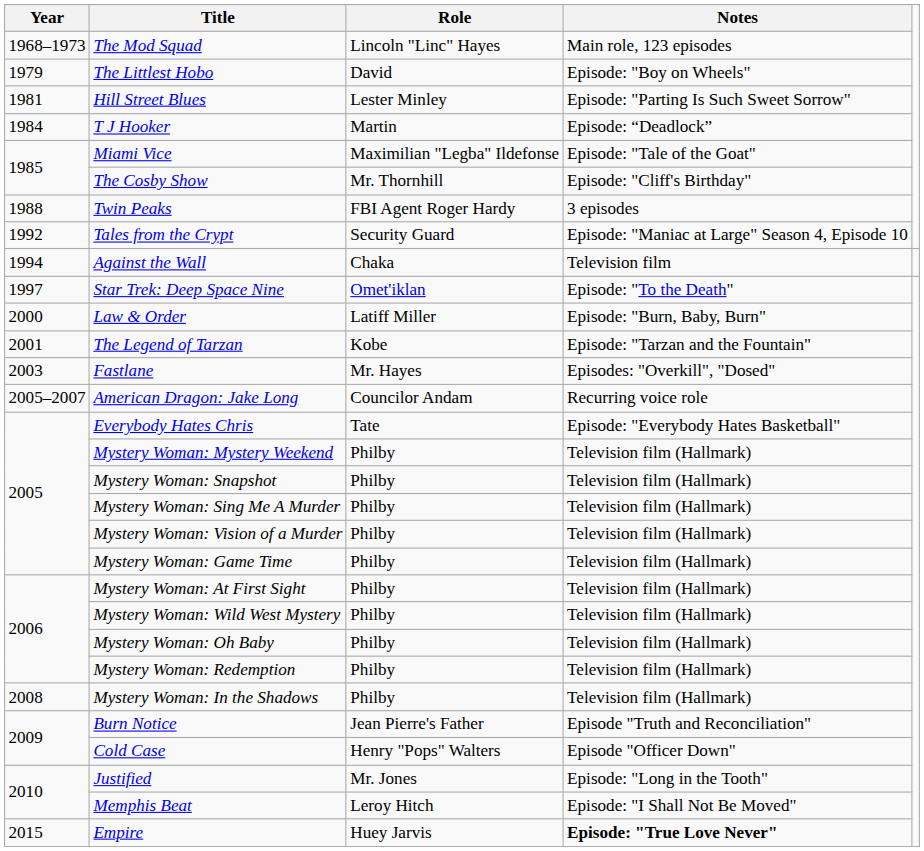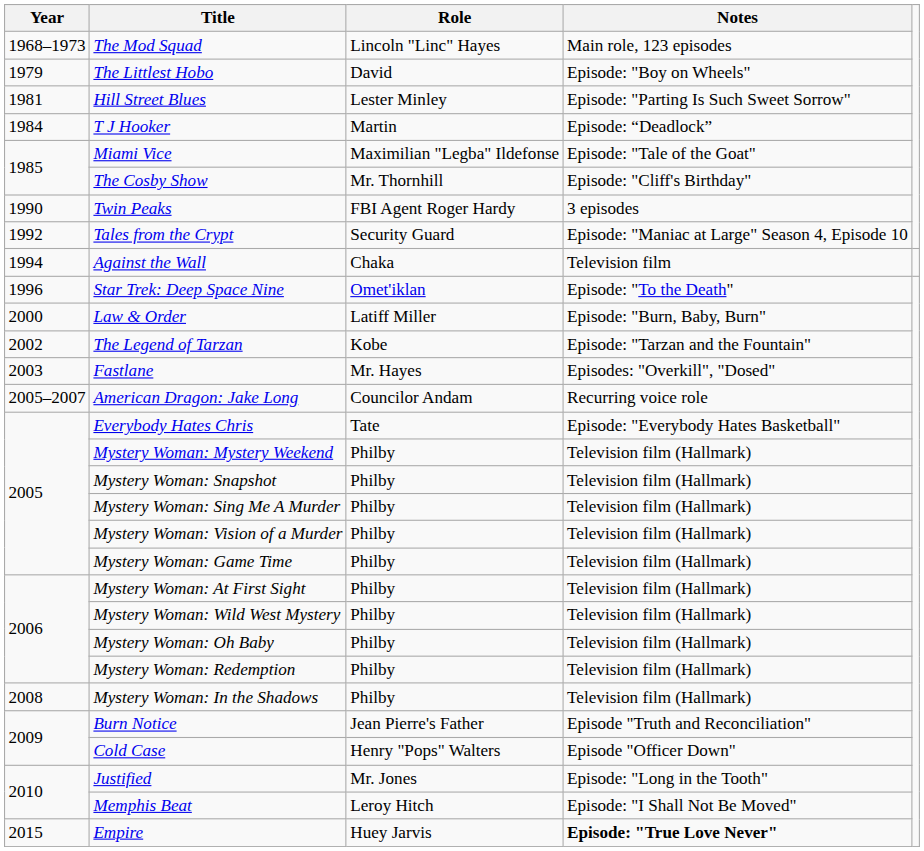(26, 208) 1988 -> (26, 208) 1990
(26, 289) 1997 -> (26, 289) 1996
(26, 343) 2001 -> (26, 343) 2002
